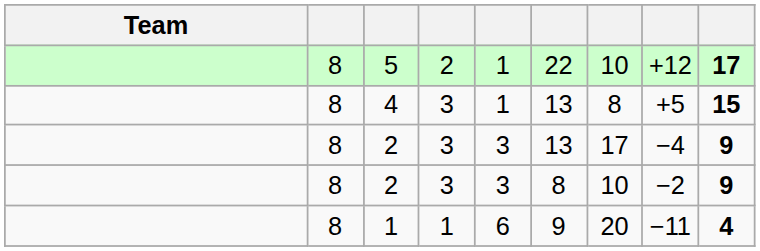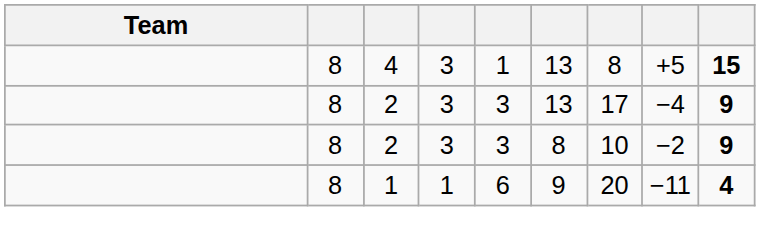- row: (391, 65)
